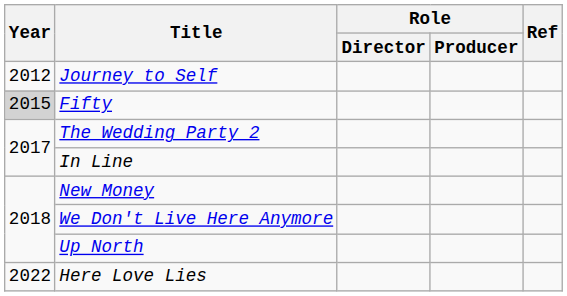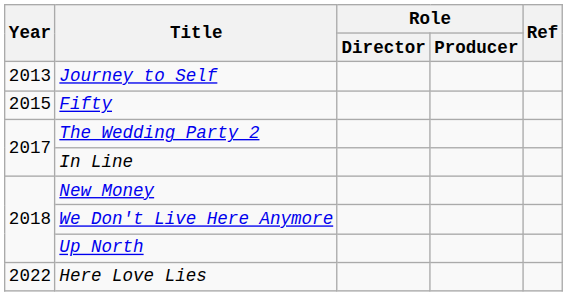(30, 76) 2012 -> (30, 76) 2013
(30, 105) lightgrey background -> (30, 105) no background
